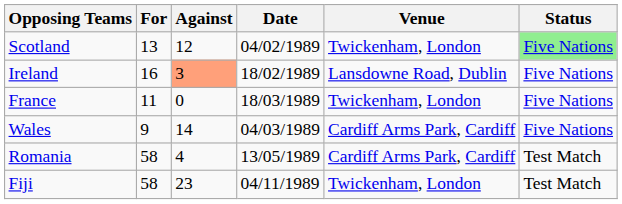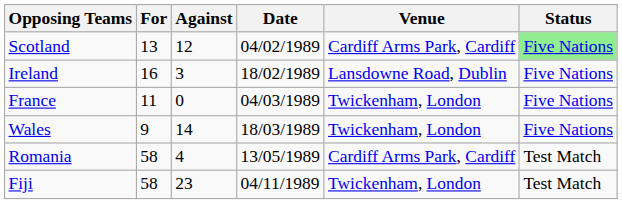(404, 45) Twickenham, London -> (422, 45) Cardiff Arms Park, Cardiff
(180, 73) lightsalmon background -> (180, 73) no background
(280, 101) 18/03/1989 -> (280, 101) 04/03/1989
(280, 128) 04/03/1989 -> (280, 128) 18/03/1989
(422, 128) Cardiff Arms Park, Cardiff -> (404, 128) Twickenham, London
